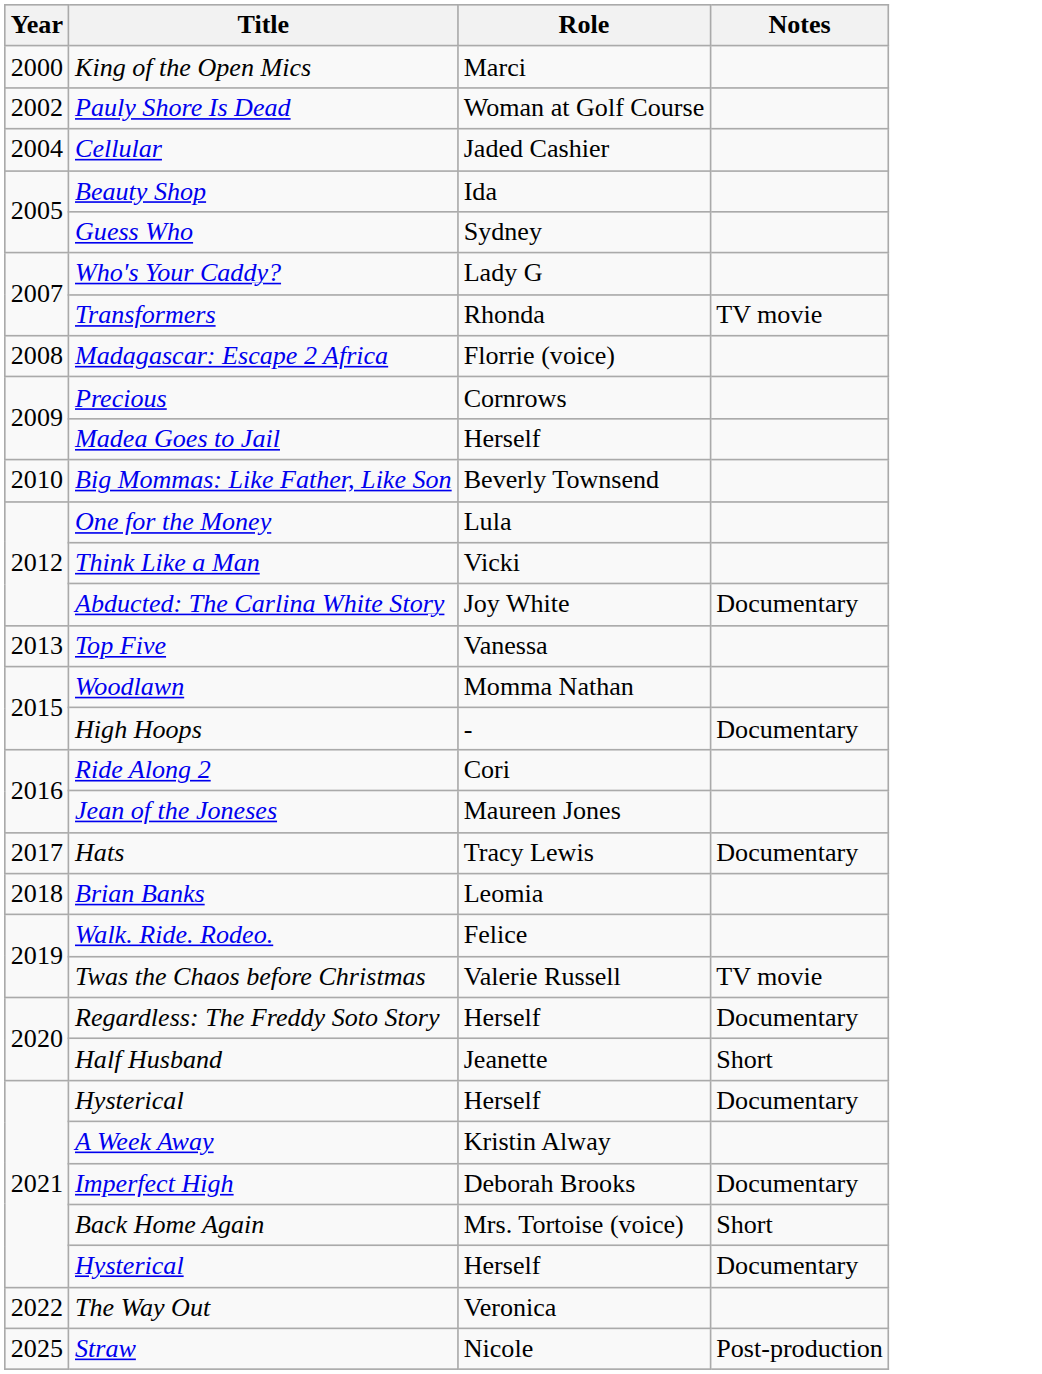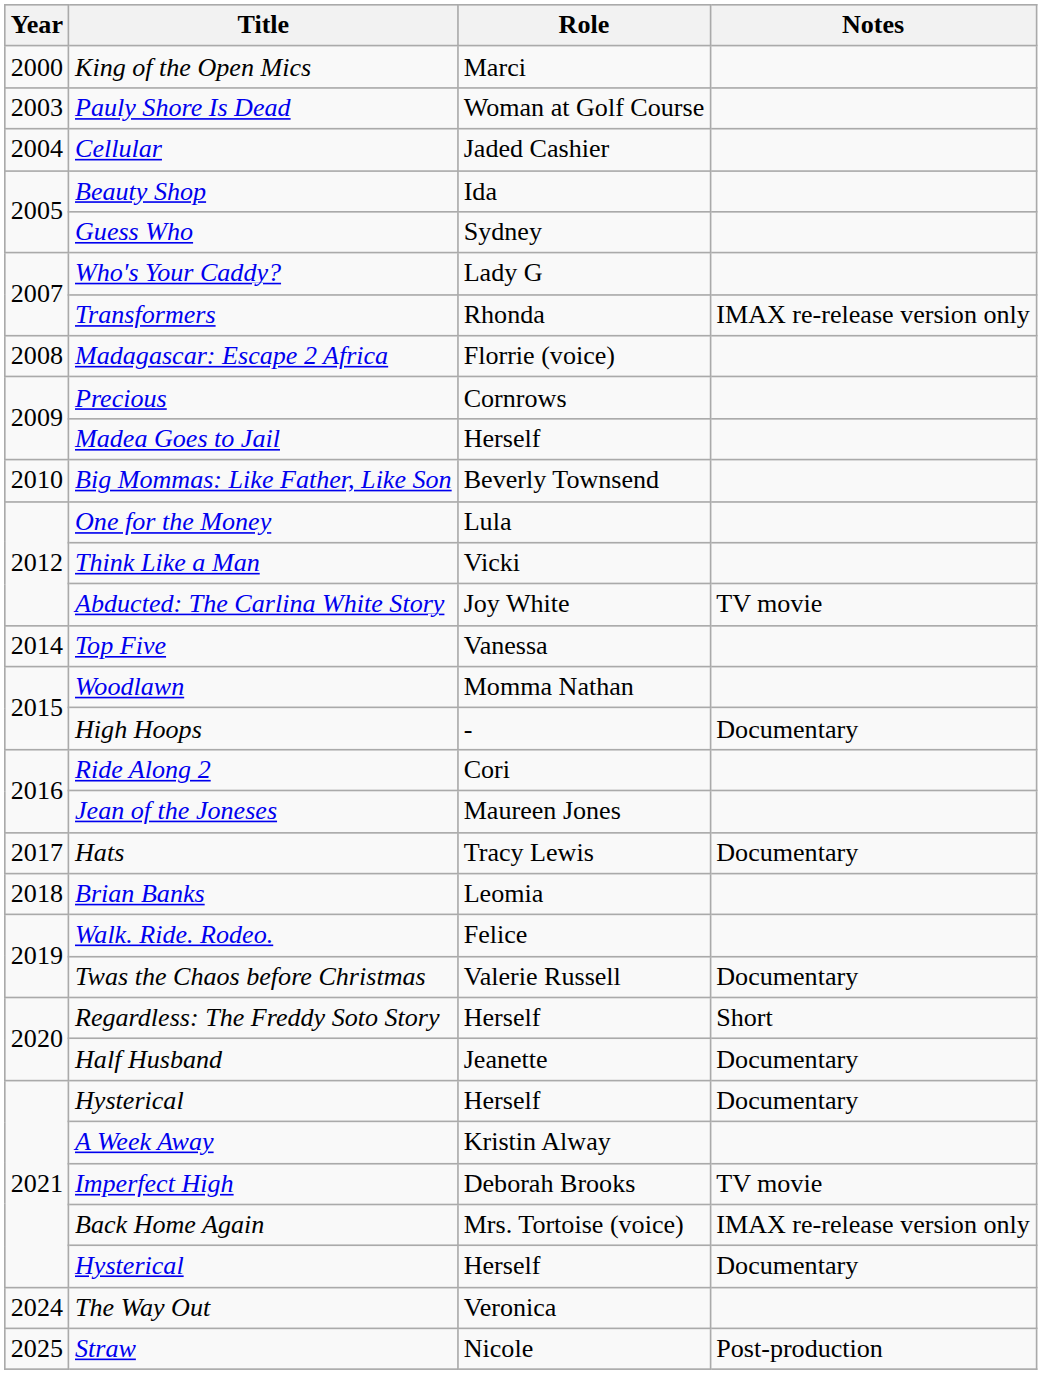(37, 107) 2002 -> (37, 107) 2003
(769, 314) TV movie -> (873, 314) IMAX re-release version only
(787, 604) Documentary -> (769, 604) TV movie
(37, 645) 2013 -> (37, 645) 2014
(769, 976) TV movie -> (787, 976) Documentary
(787, 1017) Documentary -> (745, 1017) Short
(745, 1059) Short -> (787, 1059) Documentary
(787, 1183) Documentary -> (769, 1183) TV movie
(745, 1224) Short -> (873, 1224) IMAX re-release version only
(37, 1307) 2022 -> (37, 1307) 2024
